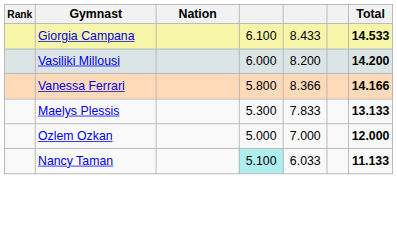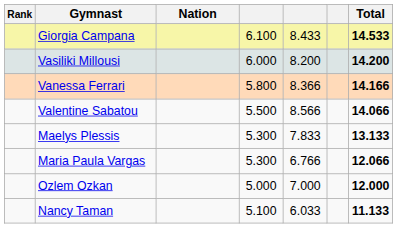+ row: (88, 111)
+ row: (92, 161)
(261, 161) paleturquoise background -> (261, 211) no background
